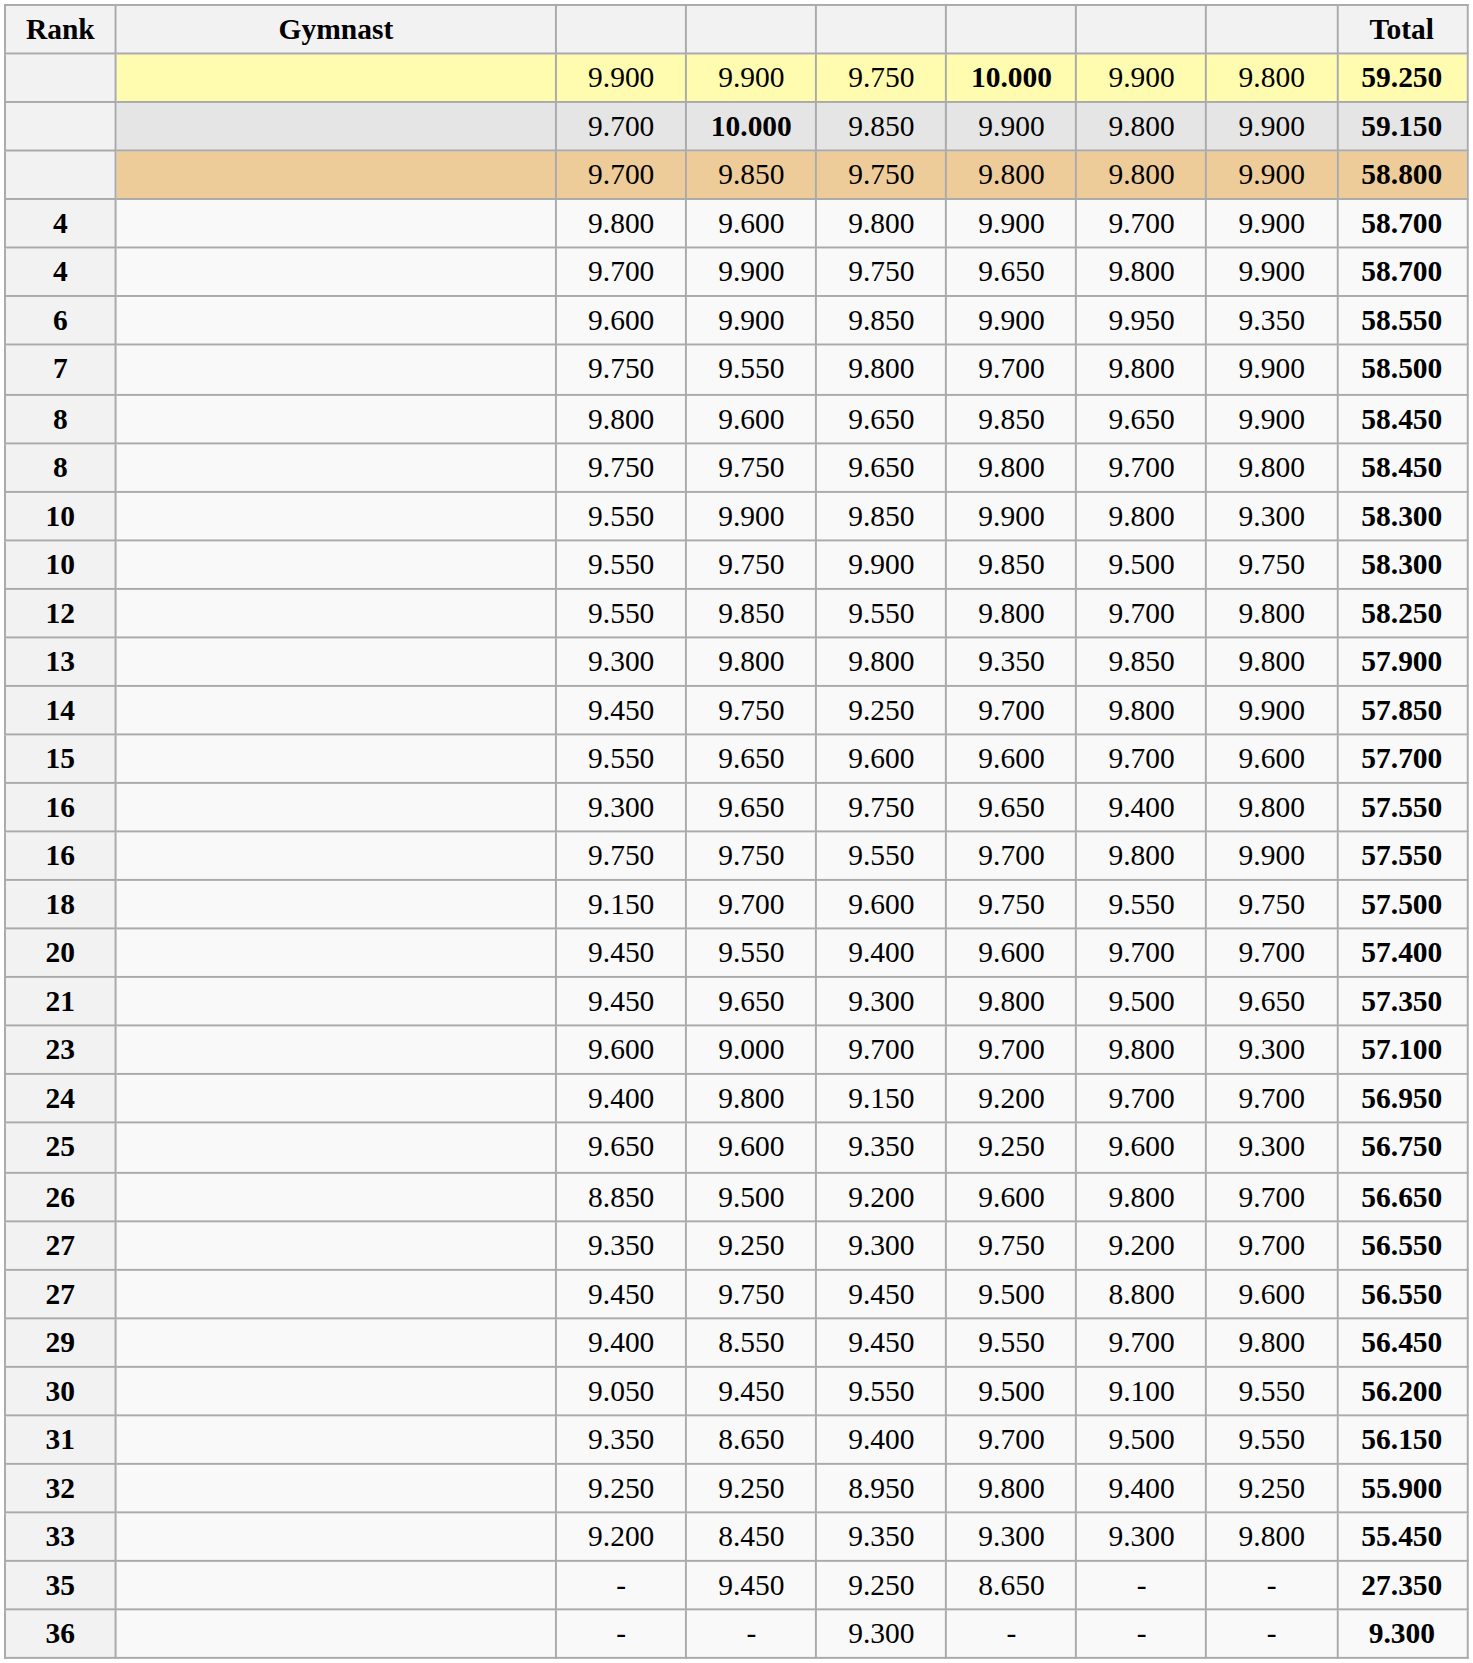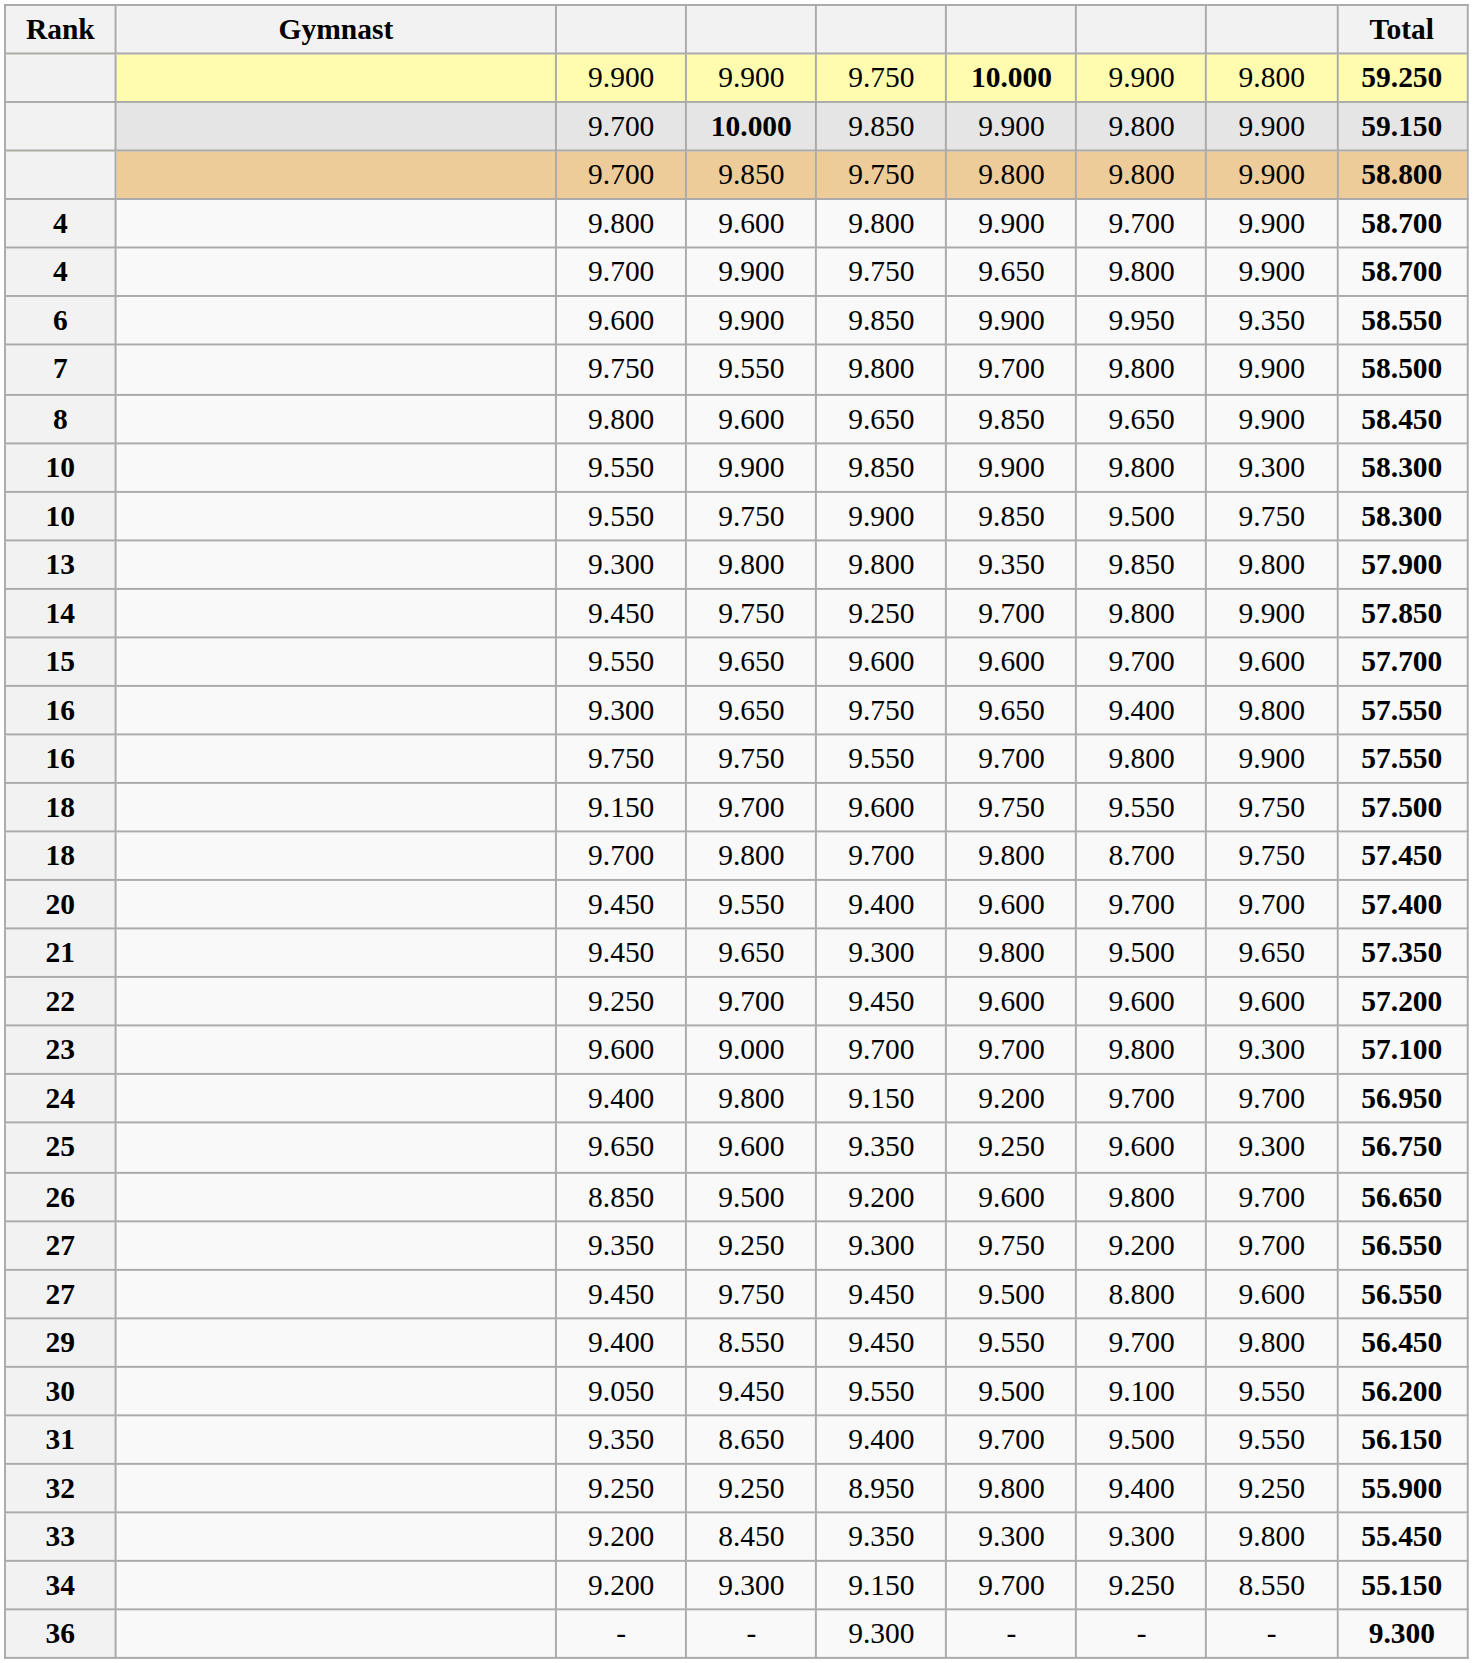- row: (60, 466)
- row: (60, 612)
+ row: (60, 855)
+ row: (60, 1001)
+ row: (60, 1584)
- row: (60, 1584)
